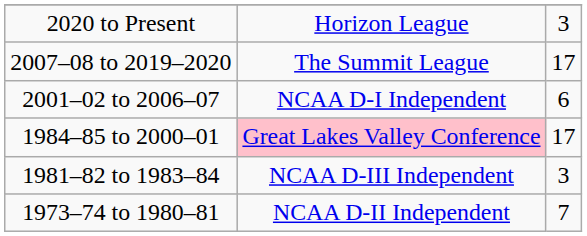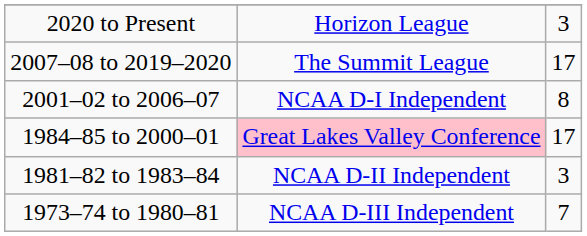(563, 99) 6 -> (563, 99) 8
(391, 174) NCAA D-III Independent -> (391, 174) NCAA D-II Independent
(391, 212) NCAA D-II Independent -> (391, 212) NCAA D-III Independent
